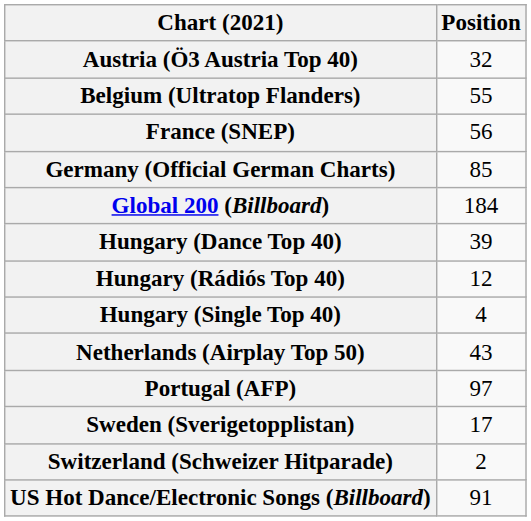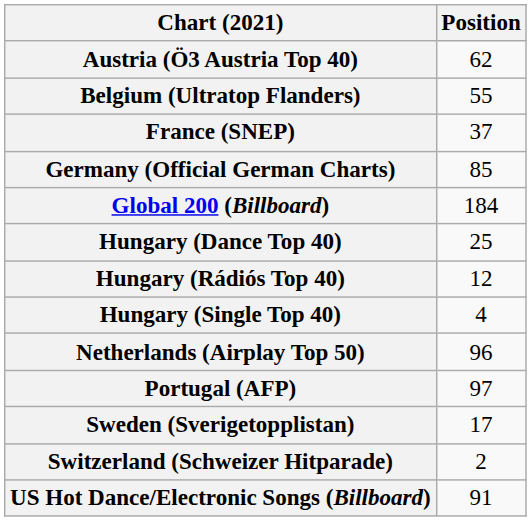(481, 59) 32 -> (481, 59) 62
(481, 132) 56 -> (481, 132) 37
(481, 242) 39 -> (481, 242) 25
(481, 351) 43 -> (481, 351) 96
